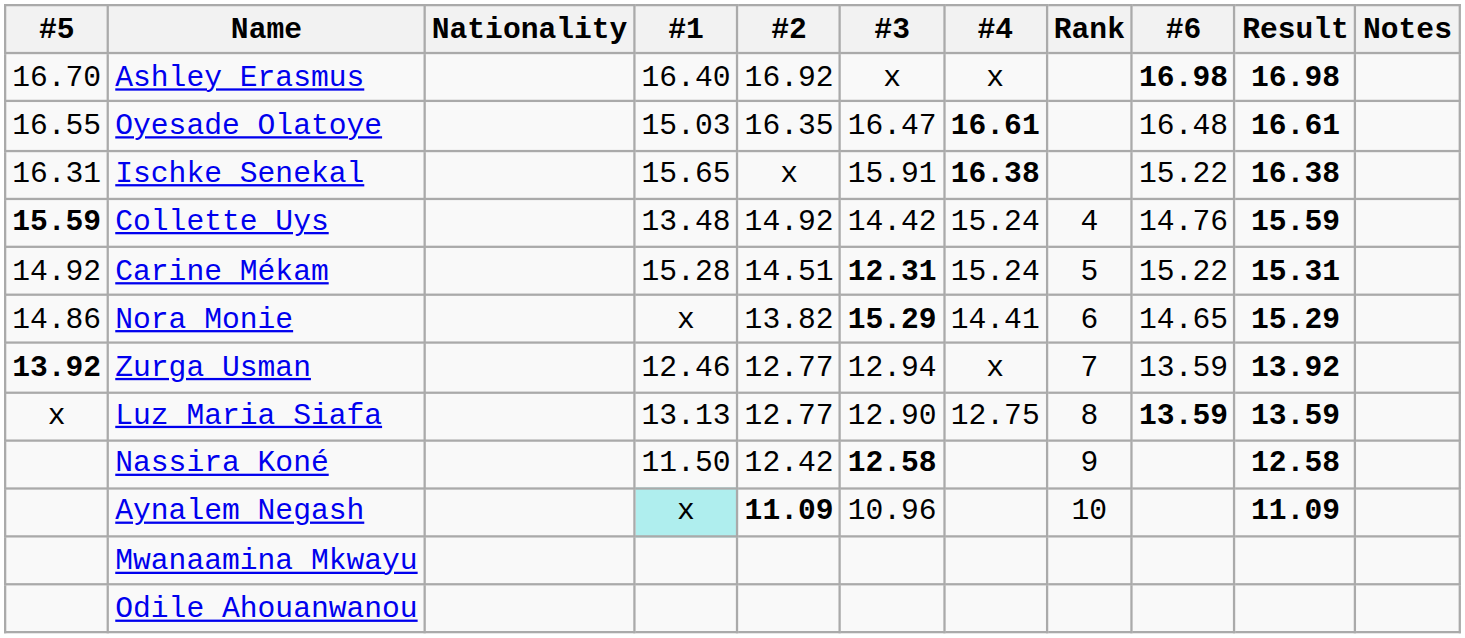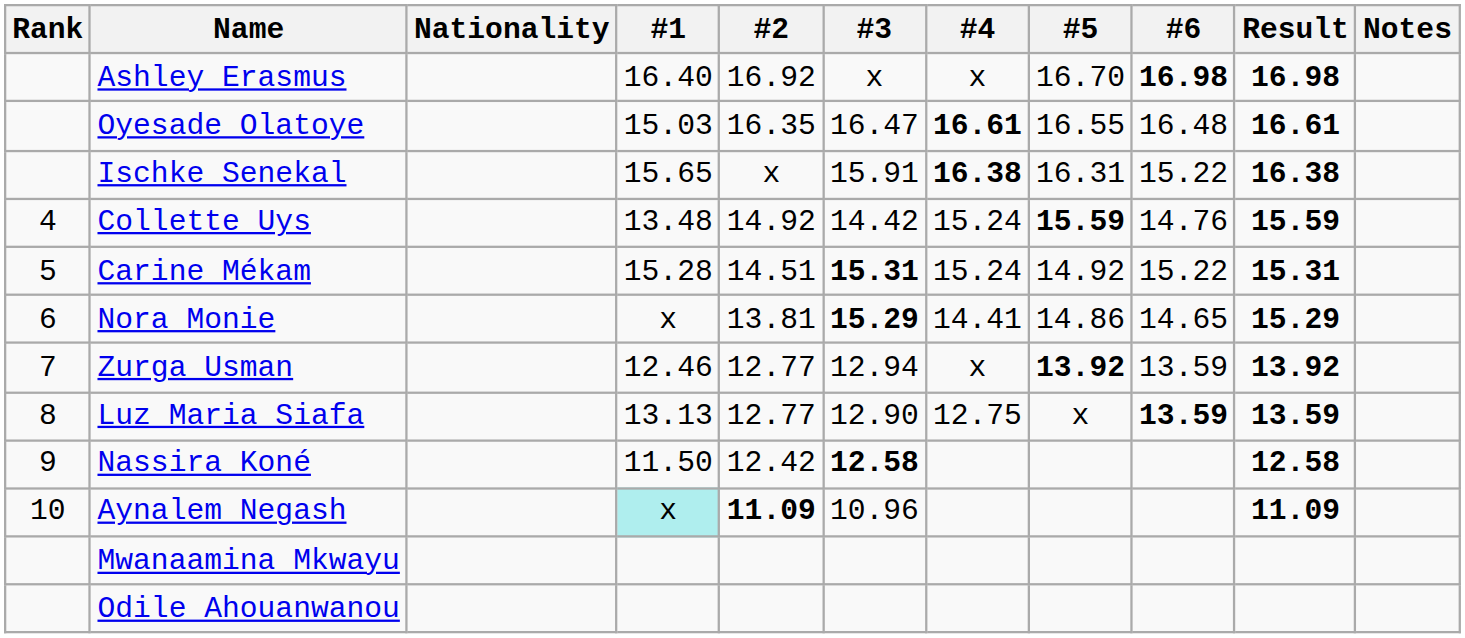columns swapped: (1089, 29) <-> (57, 29)
(892, 271) 12.31 -> (874, 271) 15.31
(789, 319) 13.82 -> (771, 319) 13.81
